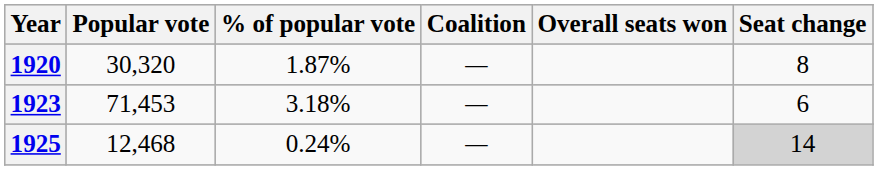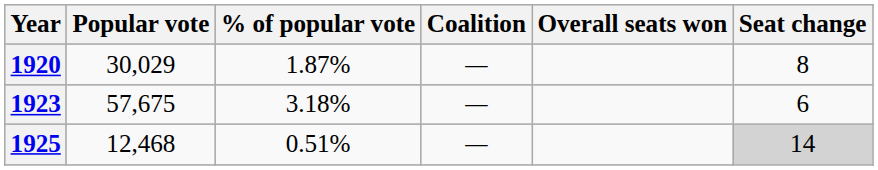(141, 64) 30,320 -> (141, 64) 30,029
(141, 104) 71,453 -> (141, 104) 57,675
(318, 143) 0.24% -> (318, 143) 0.51%
